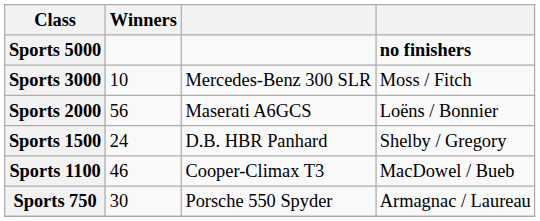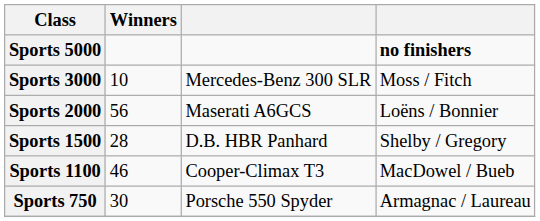(119, 141) 24 -> (119, 141) 28
